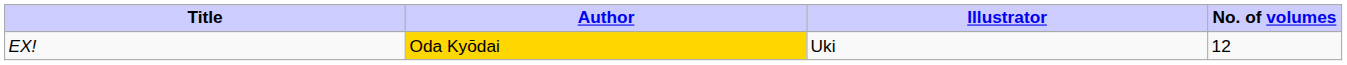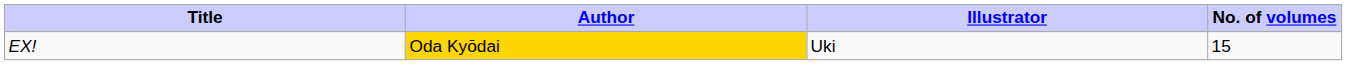(1221, 45) 12 -> (1221, 45) 15
